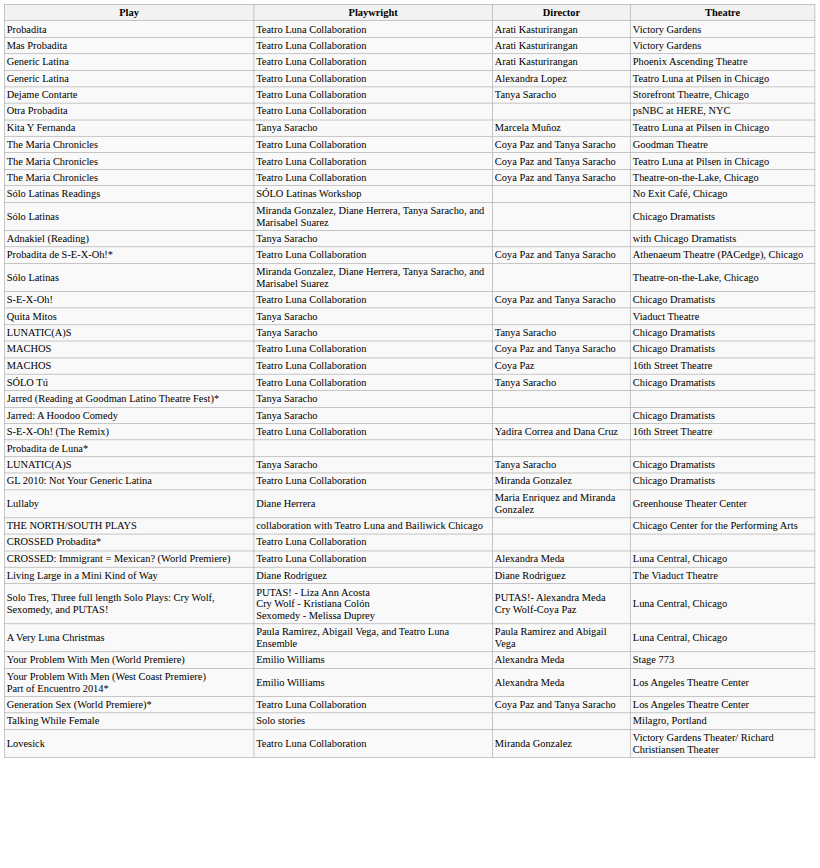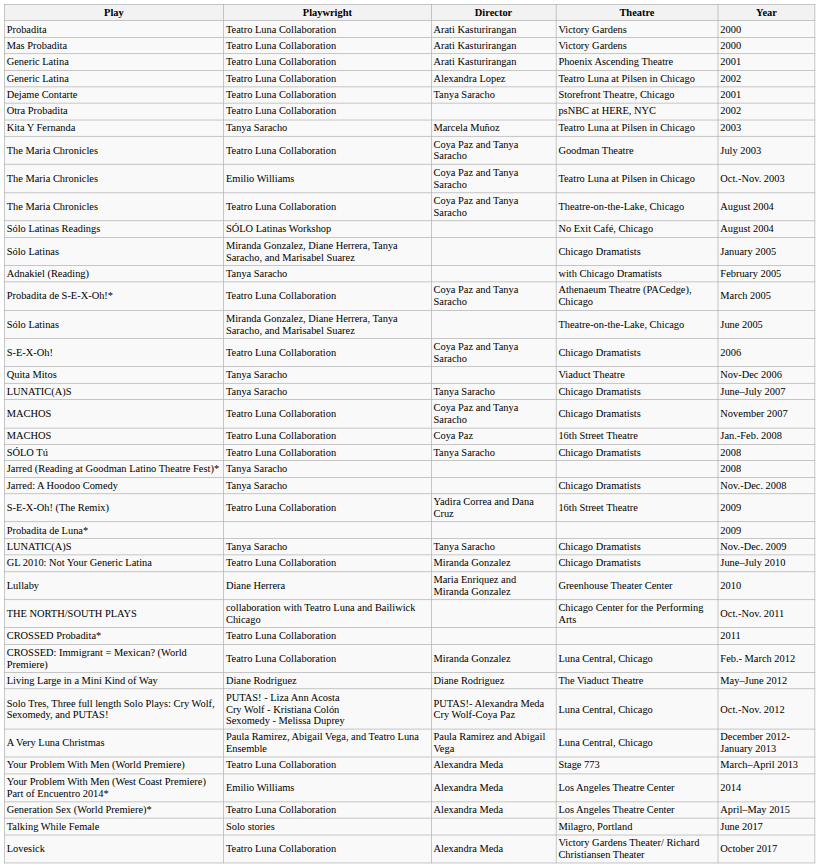+ column: (766, 12)
(311, 161) Teatro Luna Collaboration -> (260, 178) Emilio Williams
(530, 559) Alexandra Meda -> (472, 658) Miranda Gonzalez
(290, 660) Emilio Williams -> (281, 765) Teatro Luna Collaboration
(555, 704) Coya Paz and Tanya Saracho -> (468, 810) Alexandra Meda
(533, 743) Miranda Gonzalez -> (468, 849) Alexandra Meda
